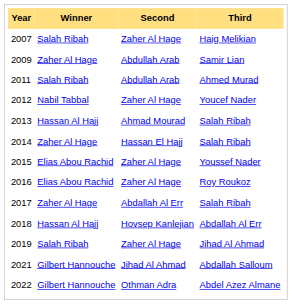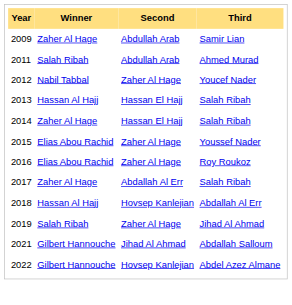- row: (21, 39)
(153, 121) Ahmad Mourad -> (152, 100) Hassan El Hajj
(149, 285) Othman Adra -> (158, 265) Hovsep Kanlejian
